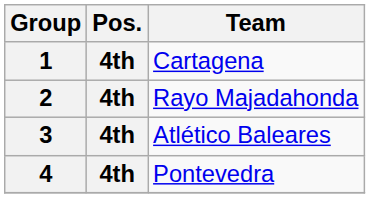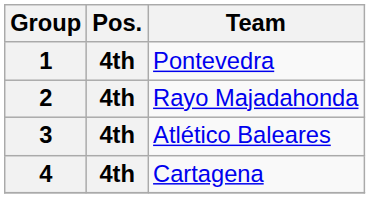(208, 60) Cartagena -> (214, 60) Pontevedra
(214, 173) Pontevedra -> (208, 173) Cartagena
